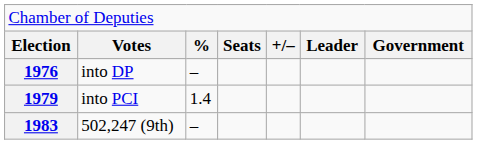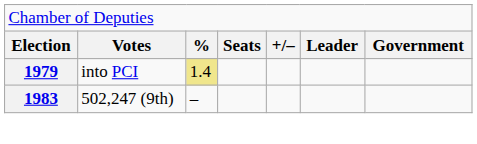- row: (41, 71)
(200, 98) no background -> (200, 71) khaki background
